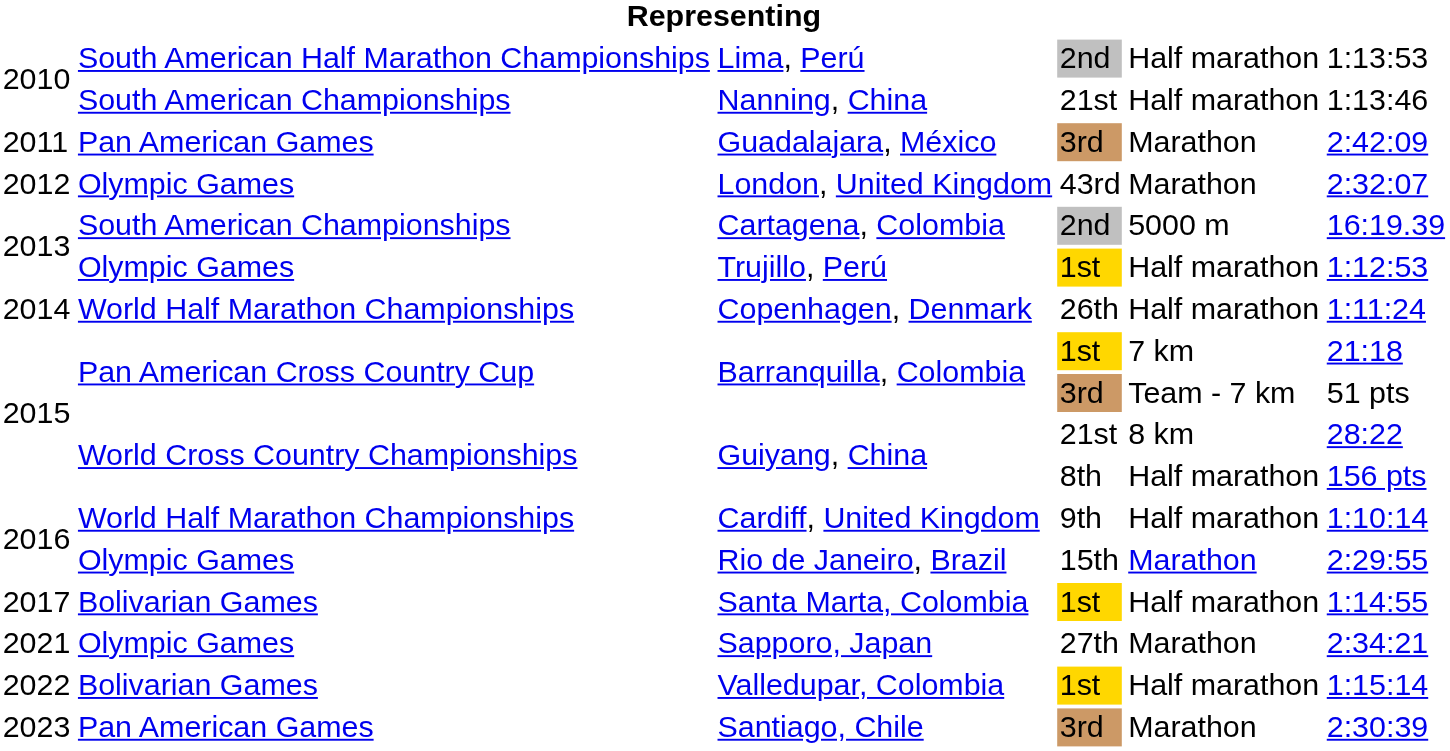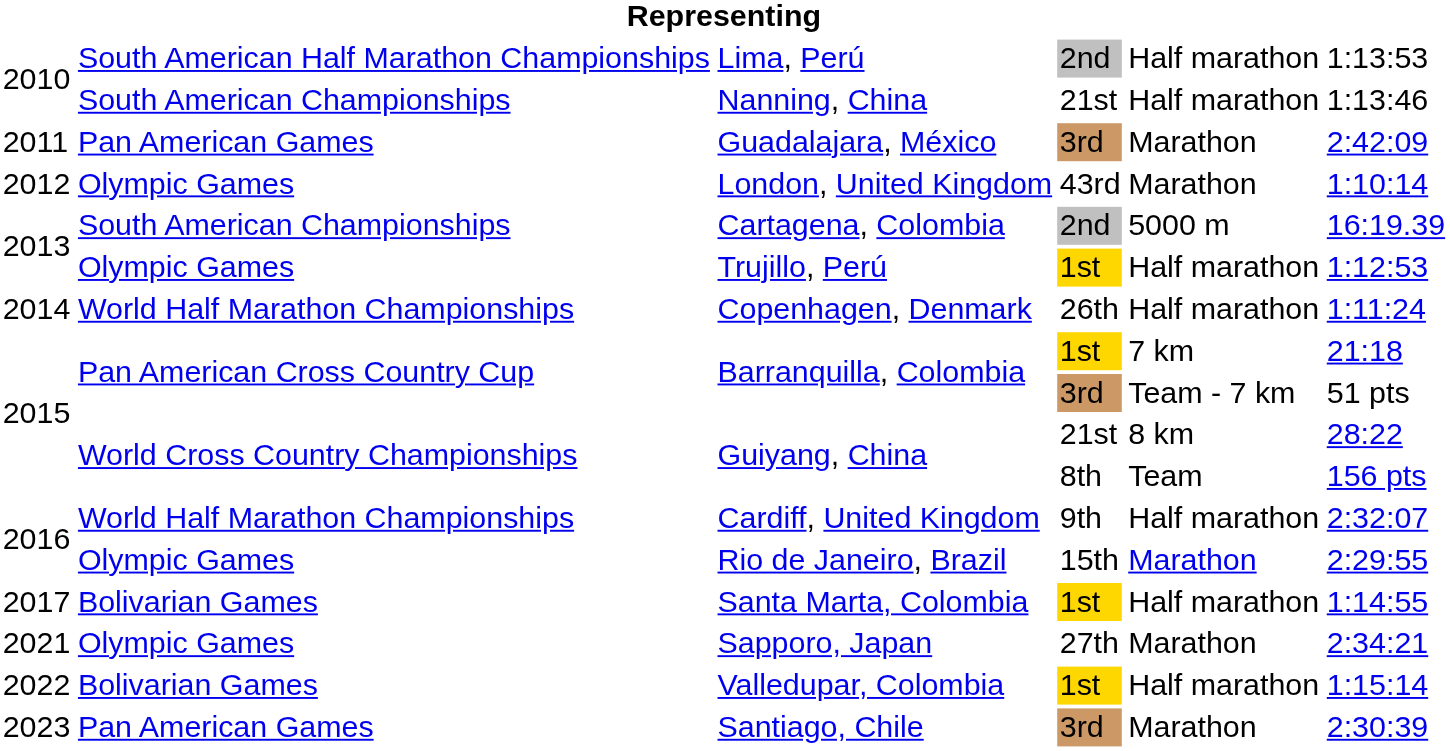(1377, 183) 2:32:07 -> (1377, 183) 1:10:14
(1224, 476) Half marathon -> (1165, 476) Team
(1377, 517) 1:10:14 -> (1377, 517) 2:32:07
